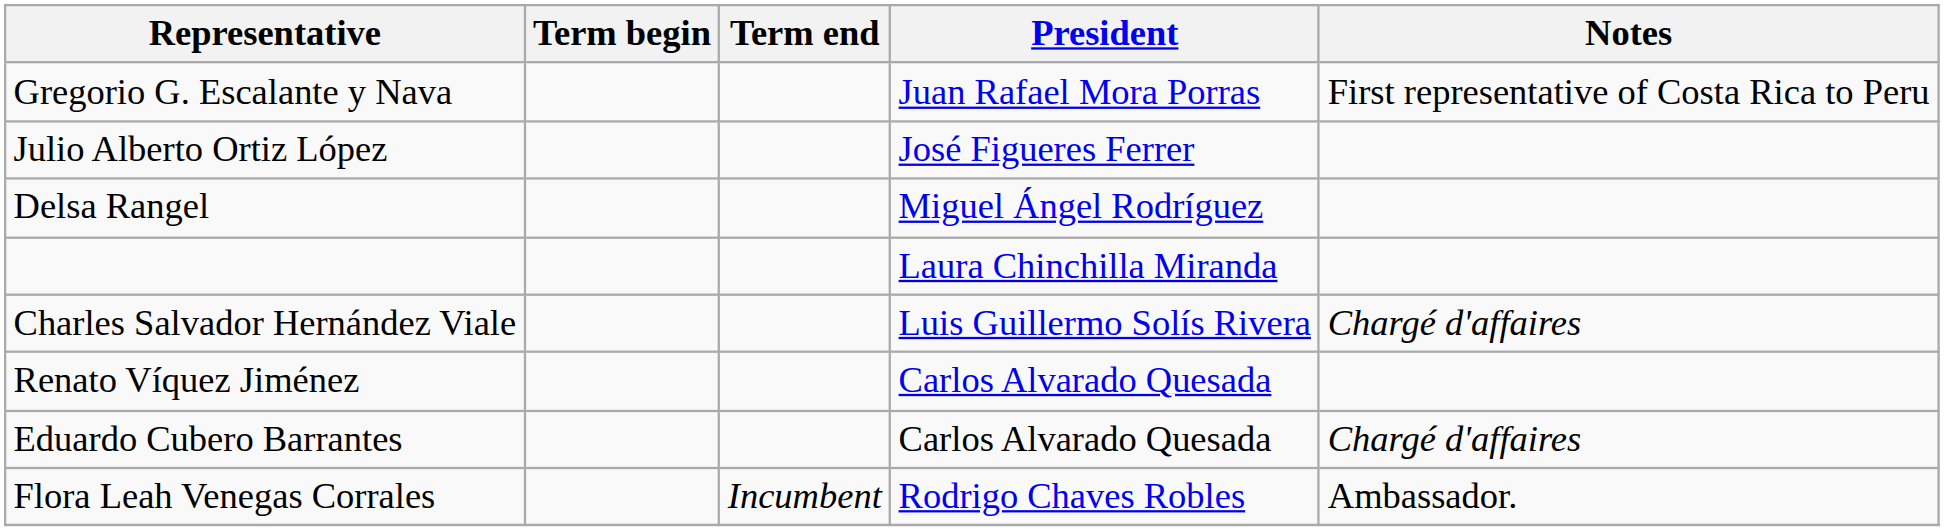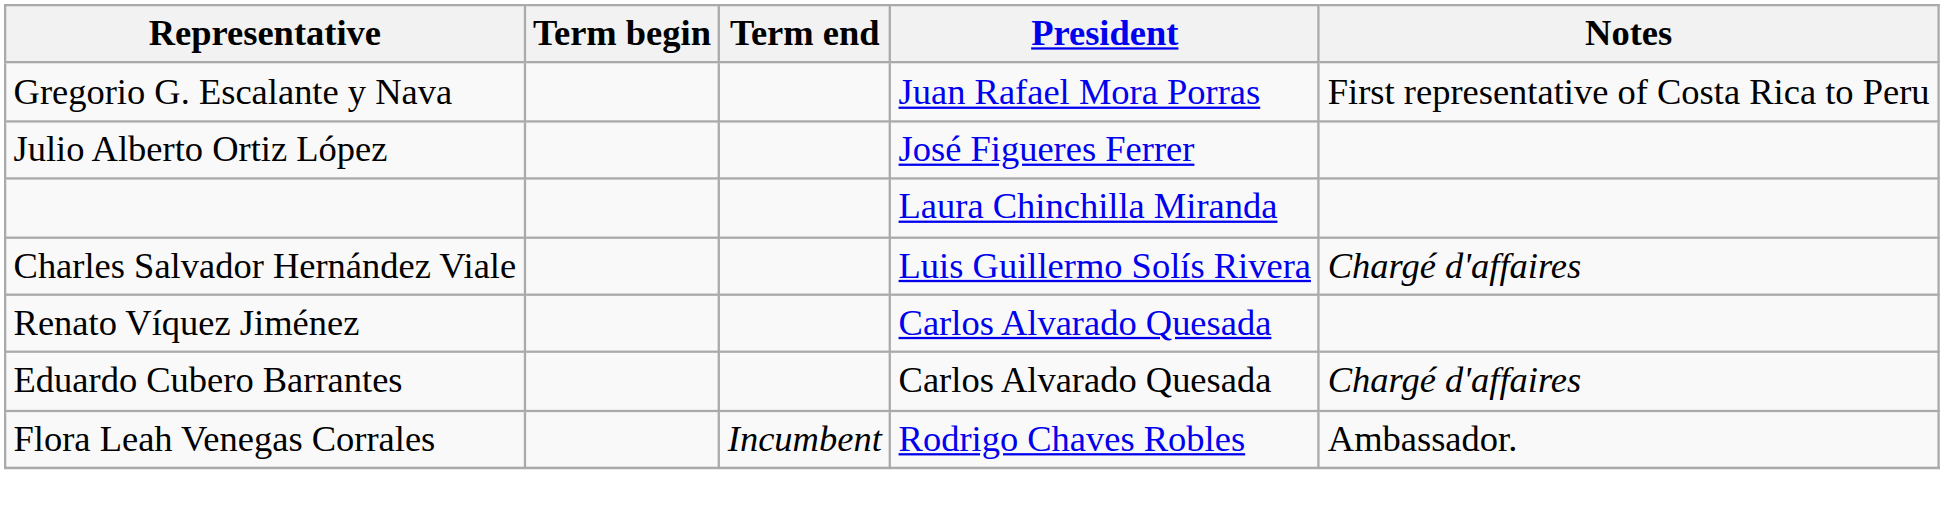- row: (111, 206)
